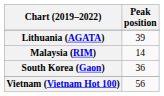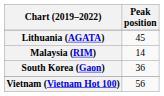(140, 38) 39 -> (140, 38) 45
